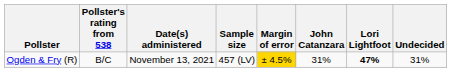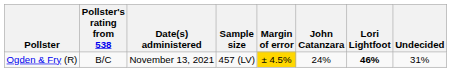(321, 60) 31% -> (321, 60) 24%
(370, 60) 47% -> (370, 60) 46%
